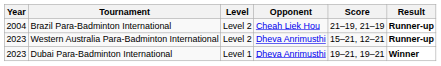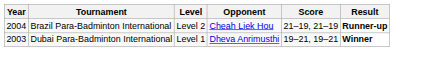- row: (125, 40)
(16, 54) 2023 -> (16, 40) 2003
